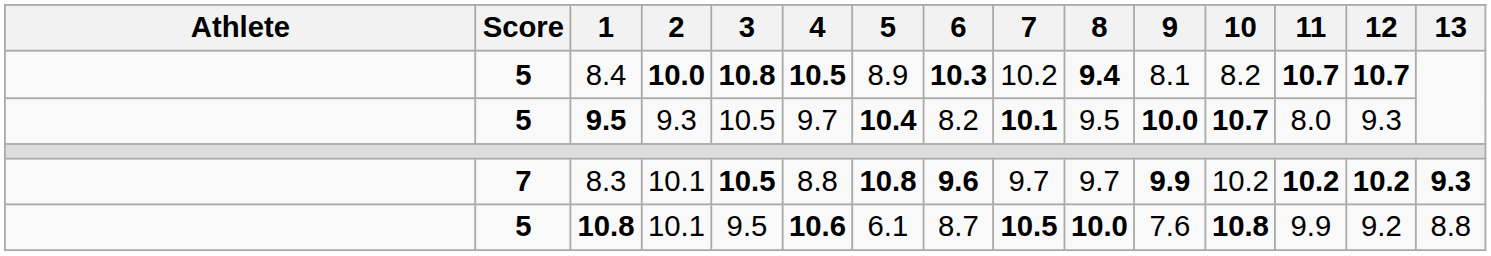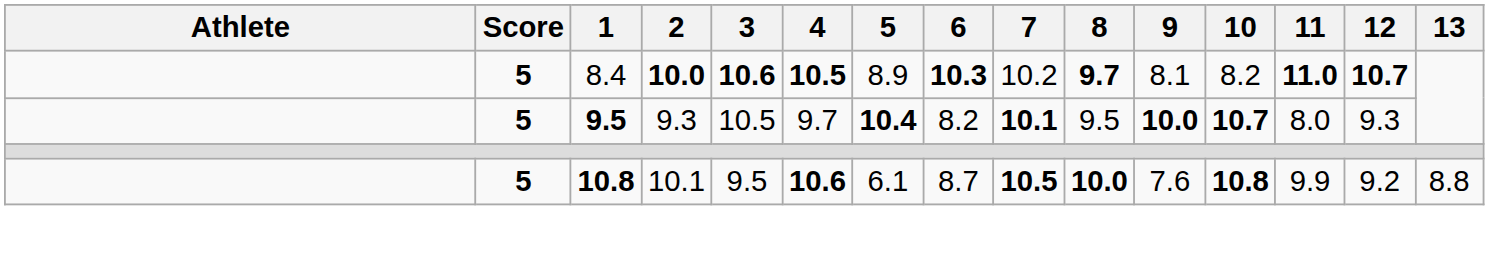(747, 74) 10.8 -> (747, 74) 10.6
(1099, 74) 9.4 -> (1099, 74) 9.7
(1311, 74) 10.7 -> (1310, 74) 11.0
- row: (606, 180)
